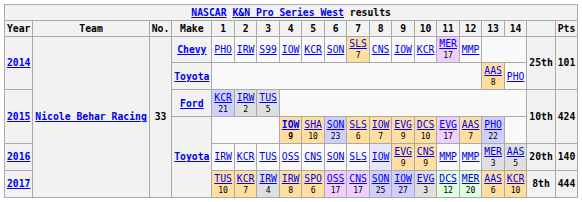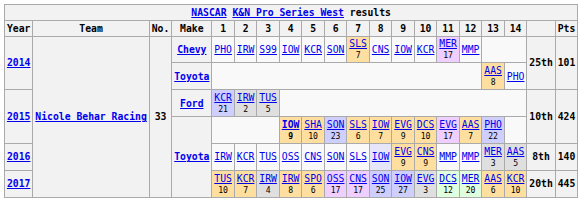(541, 157) 20th -> (541, 157) 8th
(541, 184) 8th -> (541, 184) 20th
(566, 184) 444 -> (566, 184) 445
